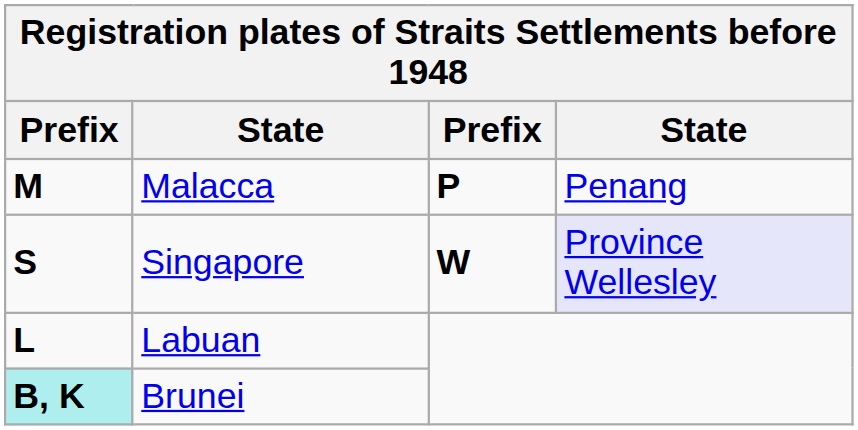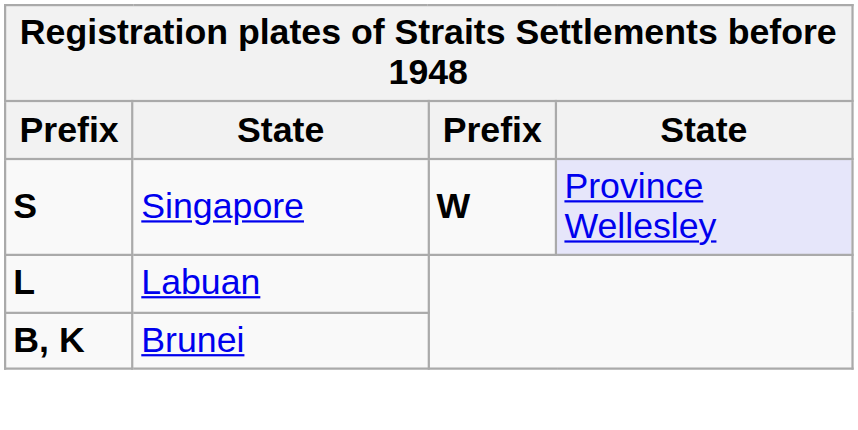- row: (208, 186)
(49, 396) paleturquoise background -> (49, 339) no background
